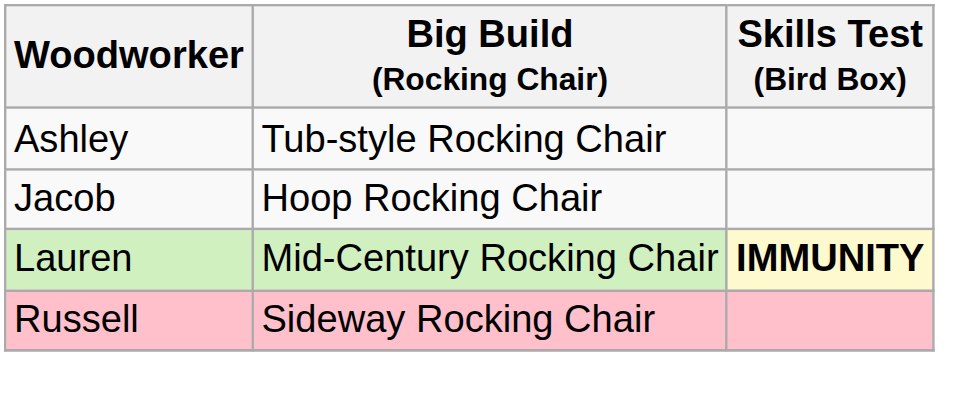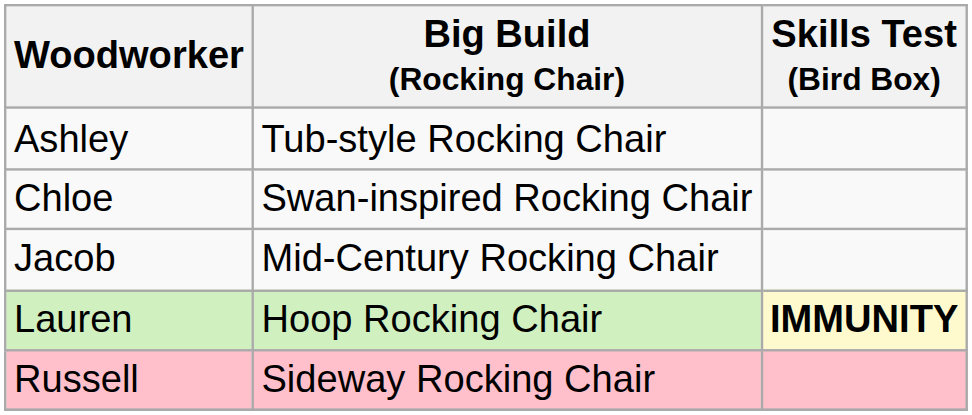+ row: (64, 198)
(432, 198) Hoop Rocking Chair -> (490, 258) Mid-Century Rocking Chair
(490, 258) Mid-Century Rocking Chair -> (432, 319) Hoop Rocking Chair
